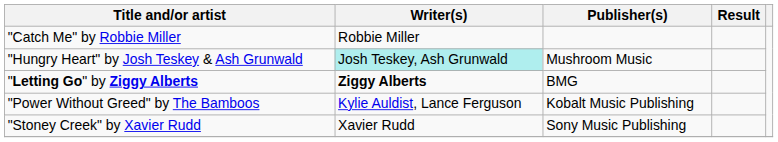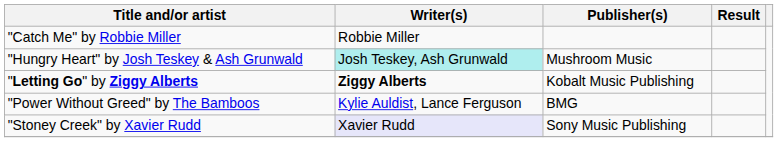(562, 81) BMG -> (620, 81) Kobalt Music Publishing
(620, 103) Kobalt Music Publishing -> (562, 103) BMG
(376, 125) no background -> (376, 125) lavender background
